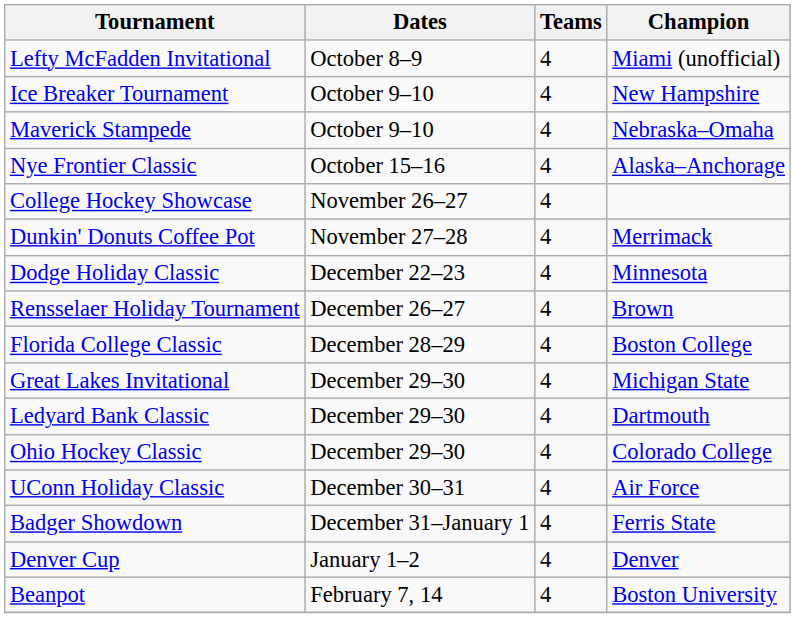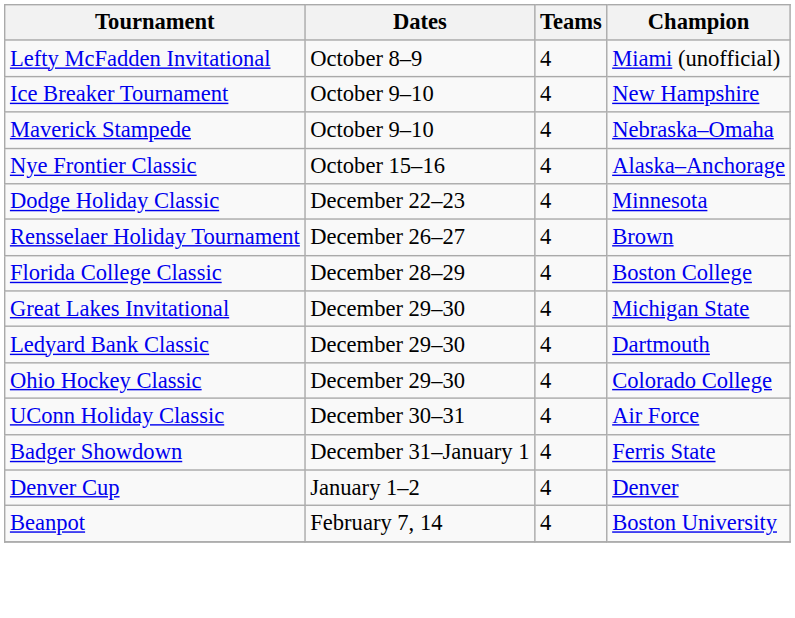- row: (131, 201)
- row: (132, 237)
